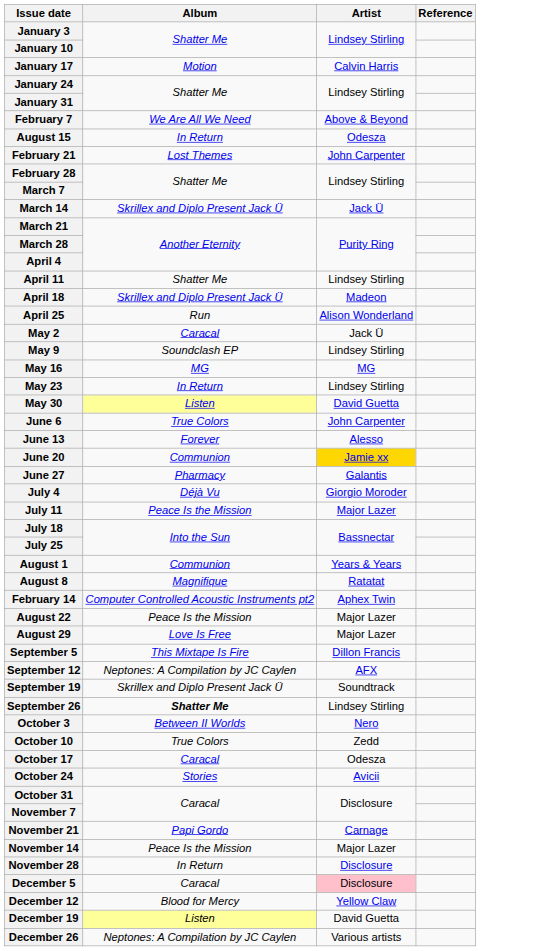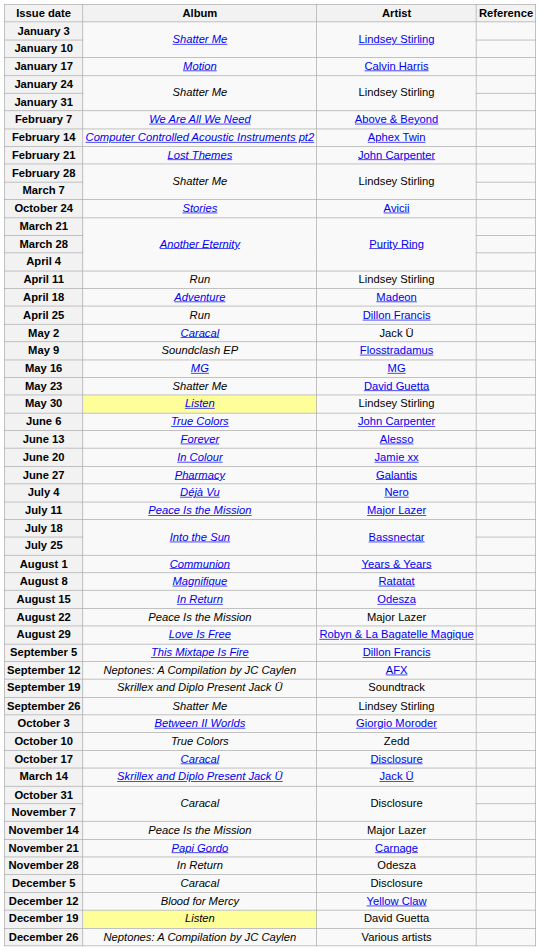rows swapped: (44, 599) <-> (44, 137)
rows swapped: (44, 208) <-> (44, 777)
(200, 279) Shatter Me -> (200, 279) Run
(200, 297) Skrillex and Diplo Present Jack Ü -> (200, 297) Adventure
(366, 315) Alison Wonderland -> (397, 315) Dillon Francis
(366, 350) Lindsey Stirling -> (397, 350) Flosstradamus
(200, 386) In Return -> (200, 386) Shatter Me
(366, 386) Lindsey Stirling -> (397, 386) David Guetta
(366, 404) David Guetta -> (397, 404) Lindsey Stirling
(200, 457) Communion -> (200, 457) In Colour
(366, 457) gold background -> (397, 457) no background
(366, 492) Giorgio Moroder -> (397, 492) Nero
(366, 635) Major Lazer -> (397, 635) Robyn & La Bagatelle Magique
(200, 706) bold -> (200, 706) normal
(366, 723) Nero -> (397, 723) Giorgio Moroder
(366, 759) Odesza -> (397, 759) Disclosure
rows swapped: (44, 848) <-> (44, 830)
(366, 865) Disclosure -> (397, 865) Odesza
(366, 883) pink background -> (397, 883) no background
